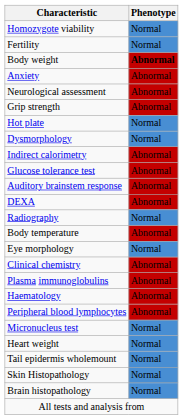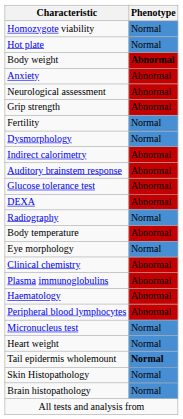rows swapped: (23, 44) <-> (26, 123)
rows swapped: (51, 170) <-> (65, 186)
(146, 359) normal -> (147, 359) bold
